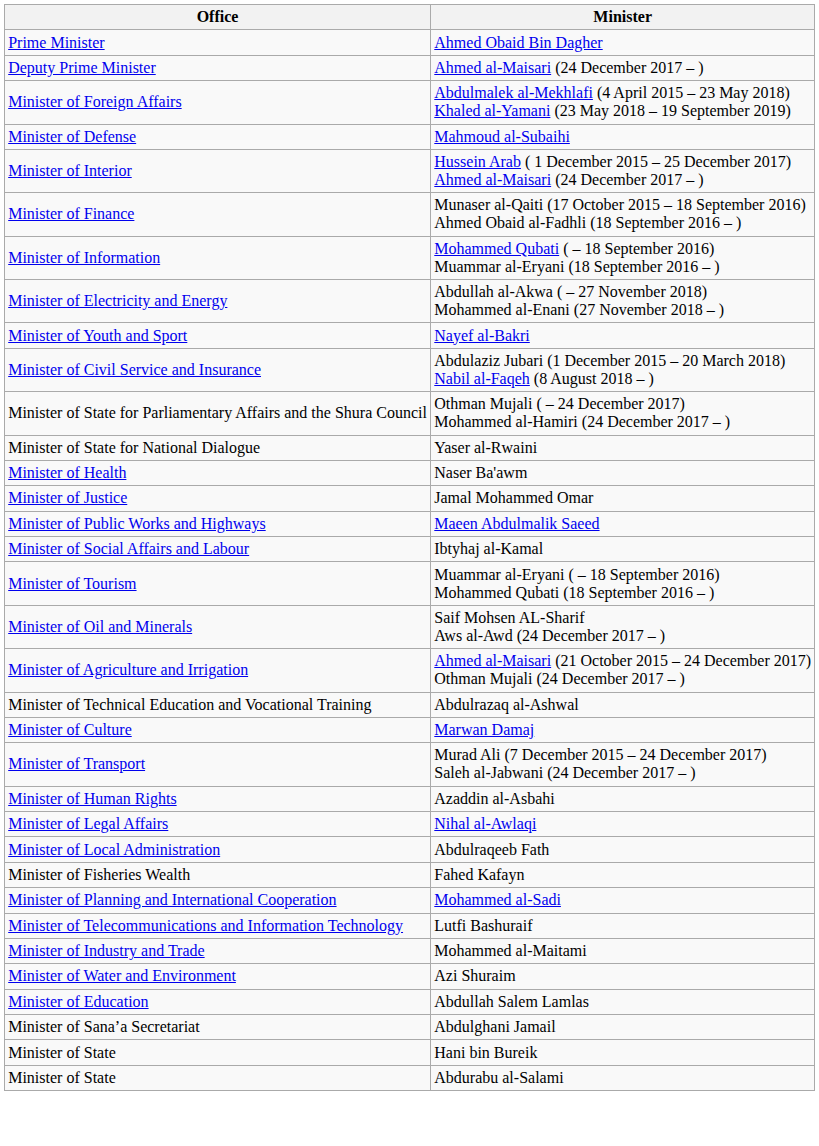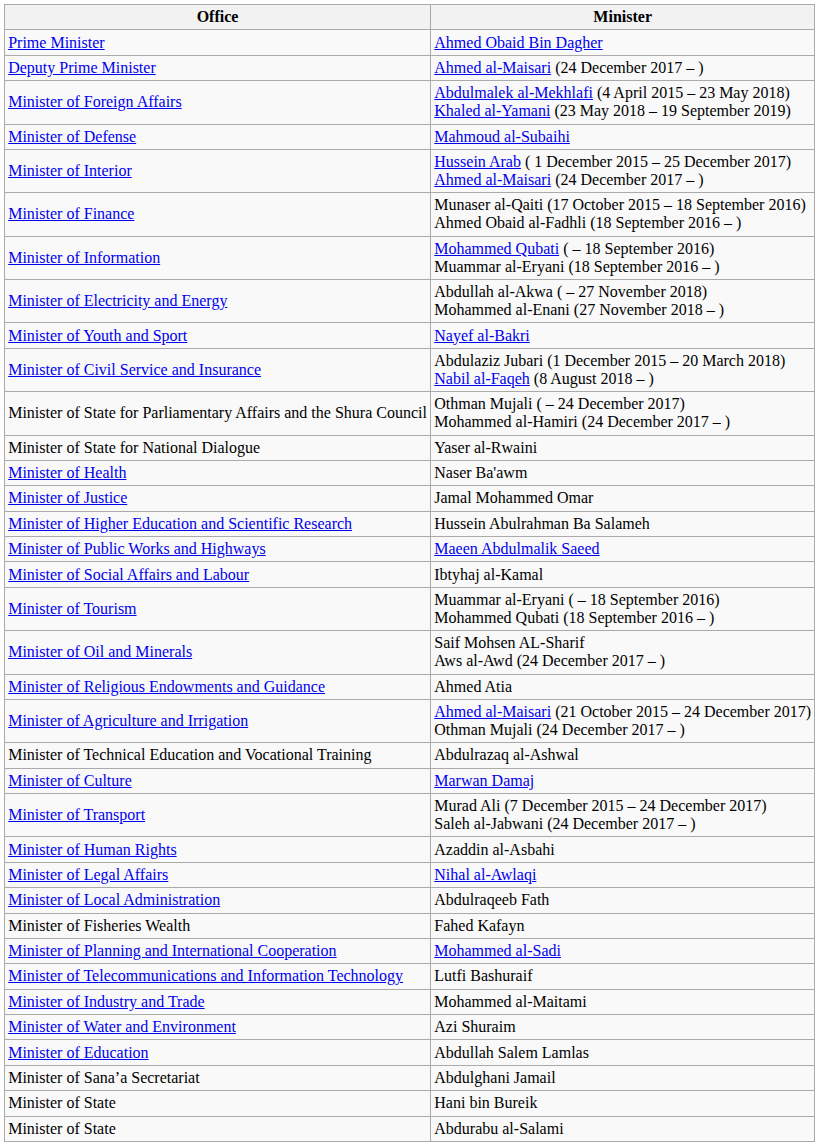+ row: (542, 523)
+ row: (473, 686)
